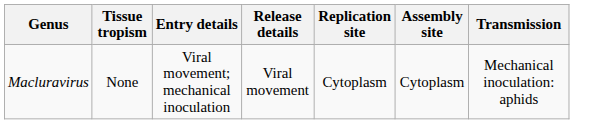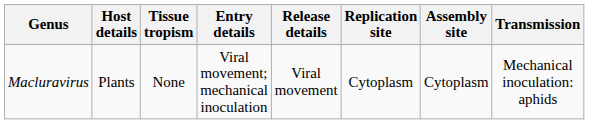+ column: (116, 24)
